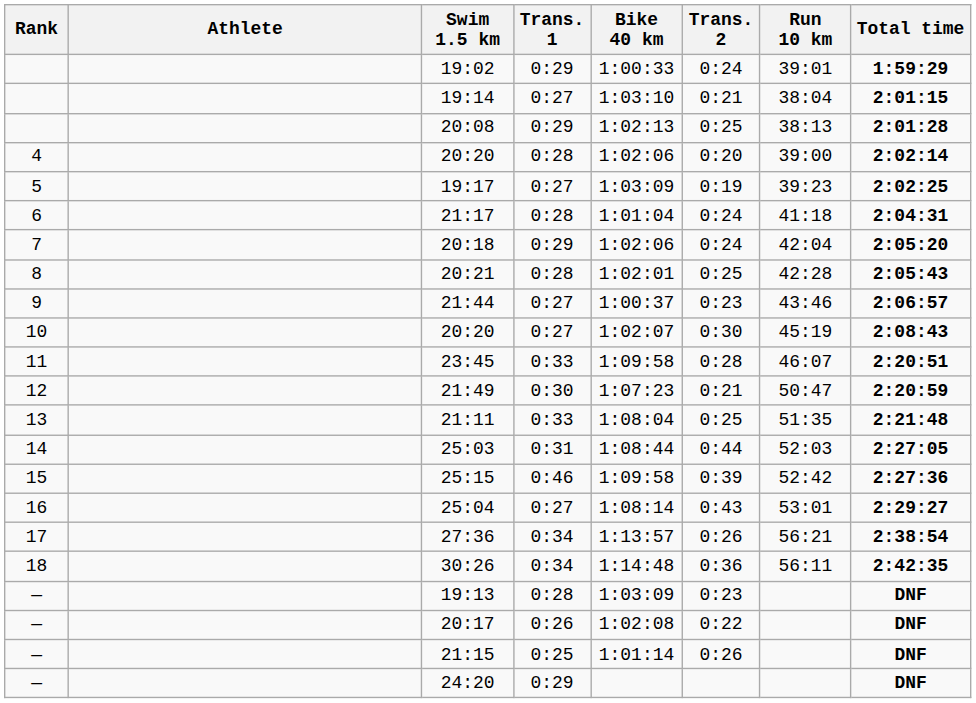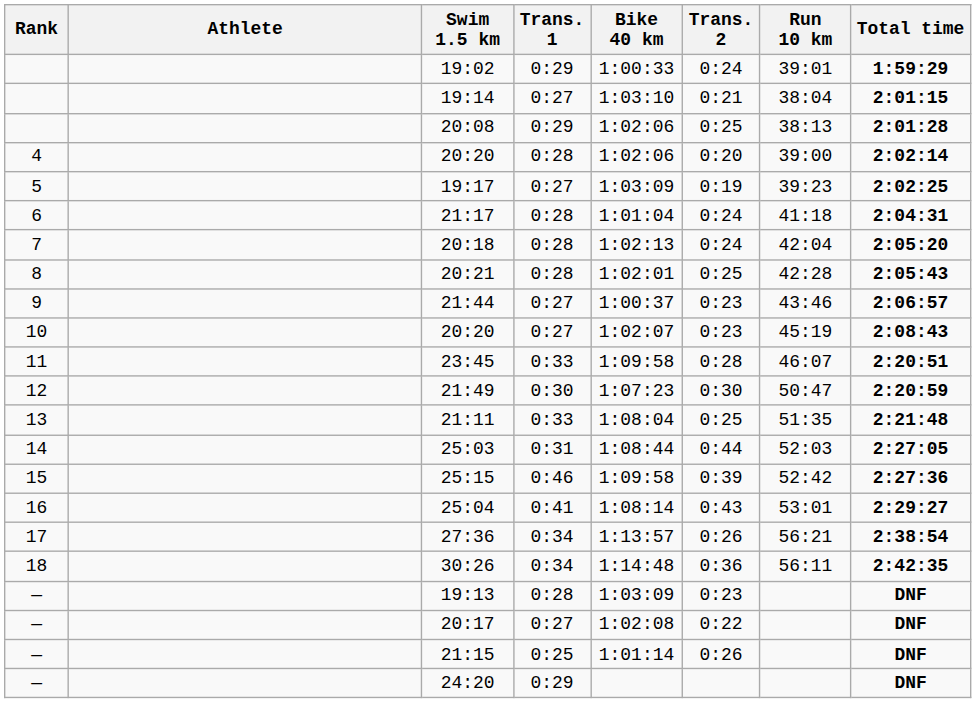(637, 128) 1:02:13 -> (637, 128) 1:02:06
(552, 245) 0:29 -> (552, 245) 0:28
(637, 245) 1:02:06 -> (637, 245) 1:02:13
(721, 332) 0:30 -> (721, 332) 0:23
(721, 391) 0:21 -> (721, 391) 0:30
(552, 508) 0:27 -> (552, 508) 0:41
(552, 625) 0:26 -> (552, 625) 0:27
